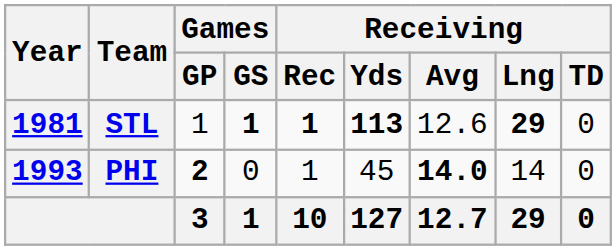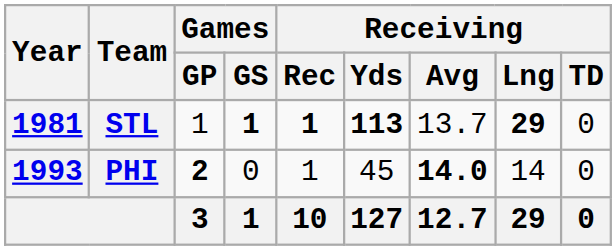(452, 125) 12.6 -> (452, 125) 13.7
